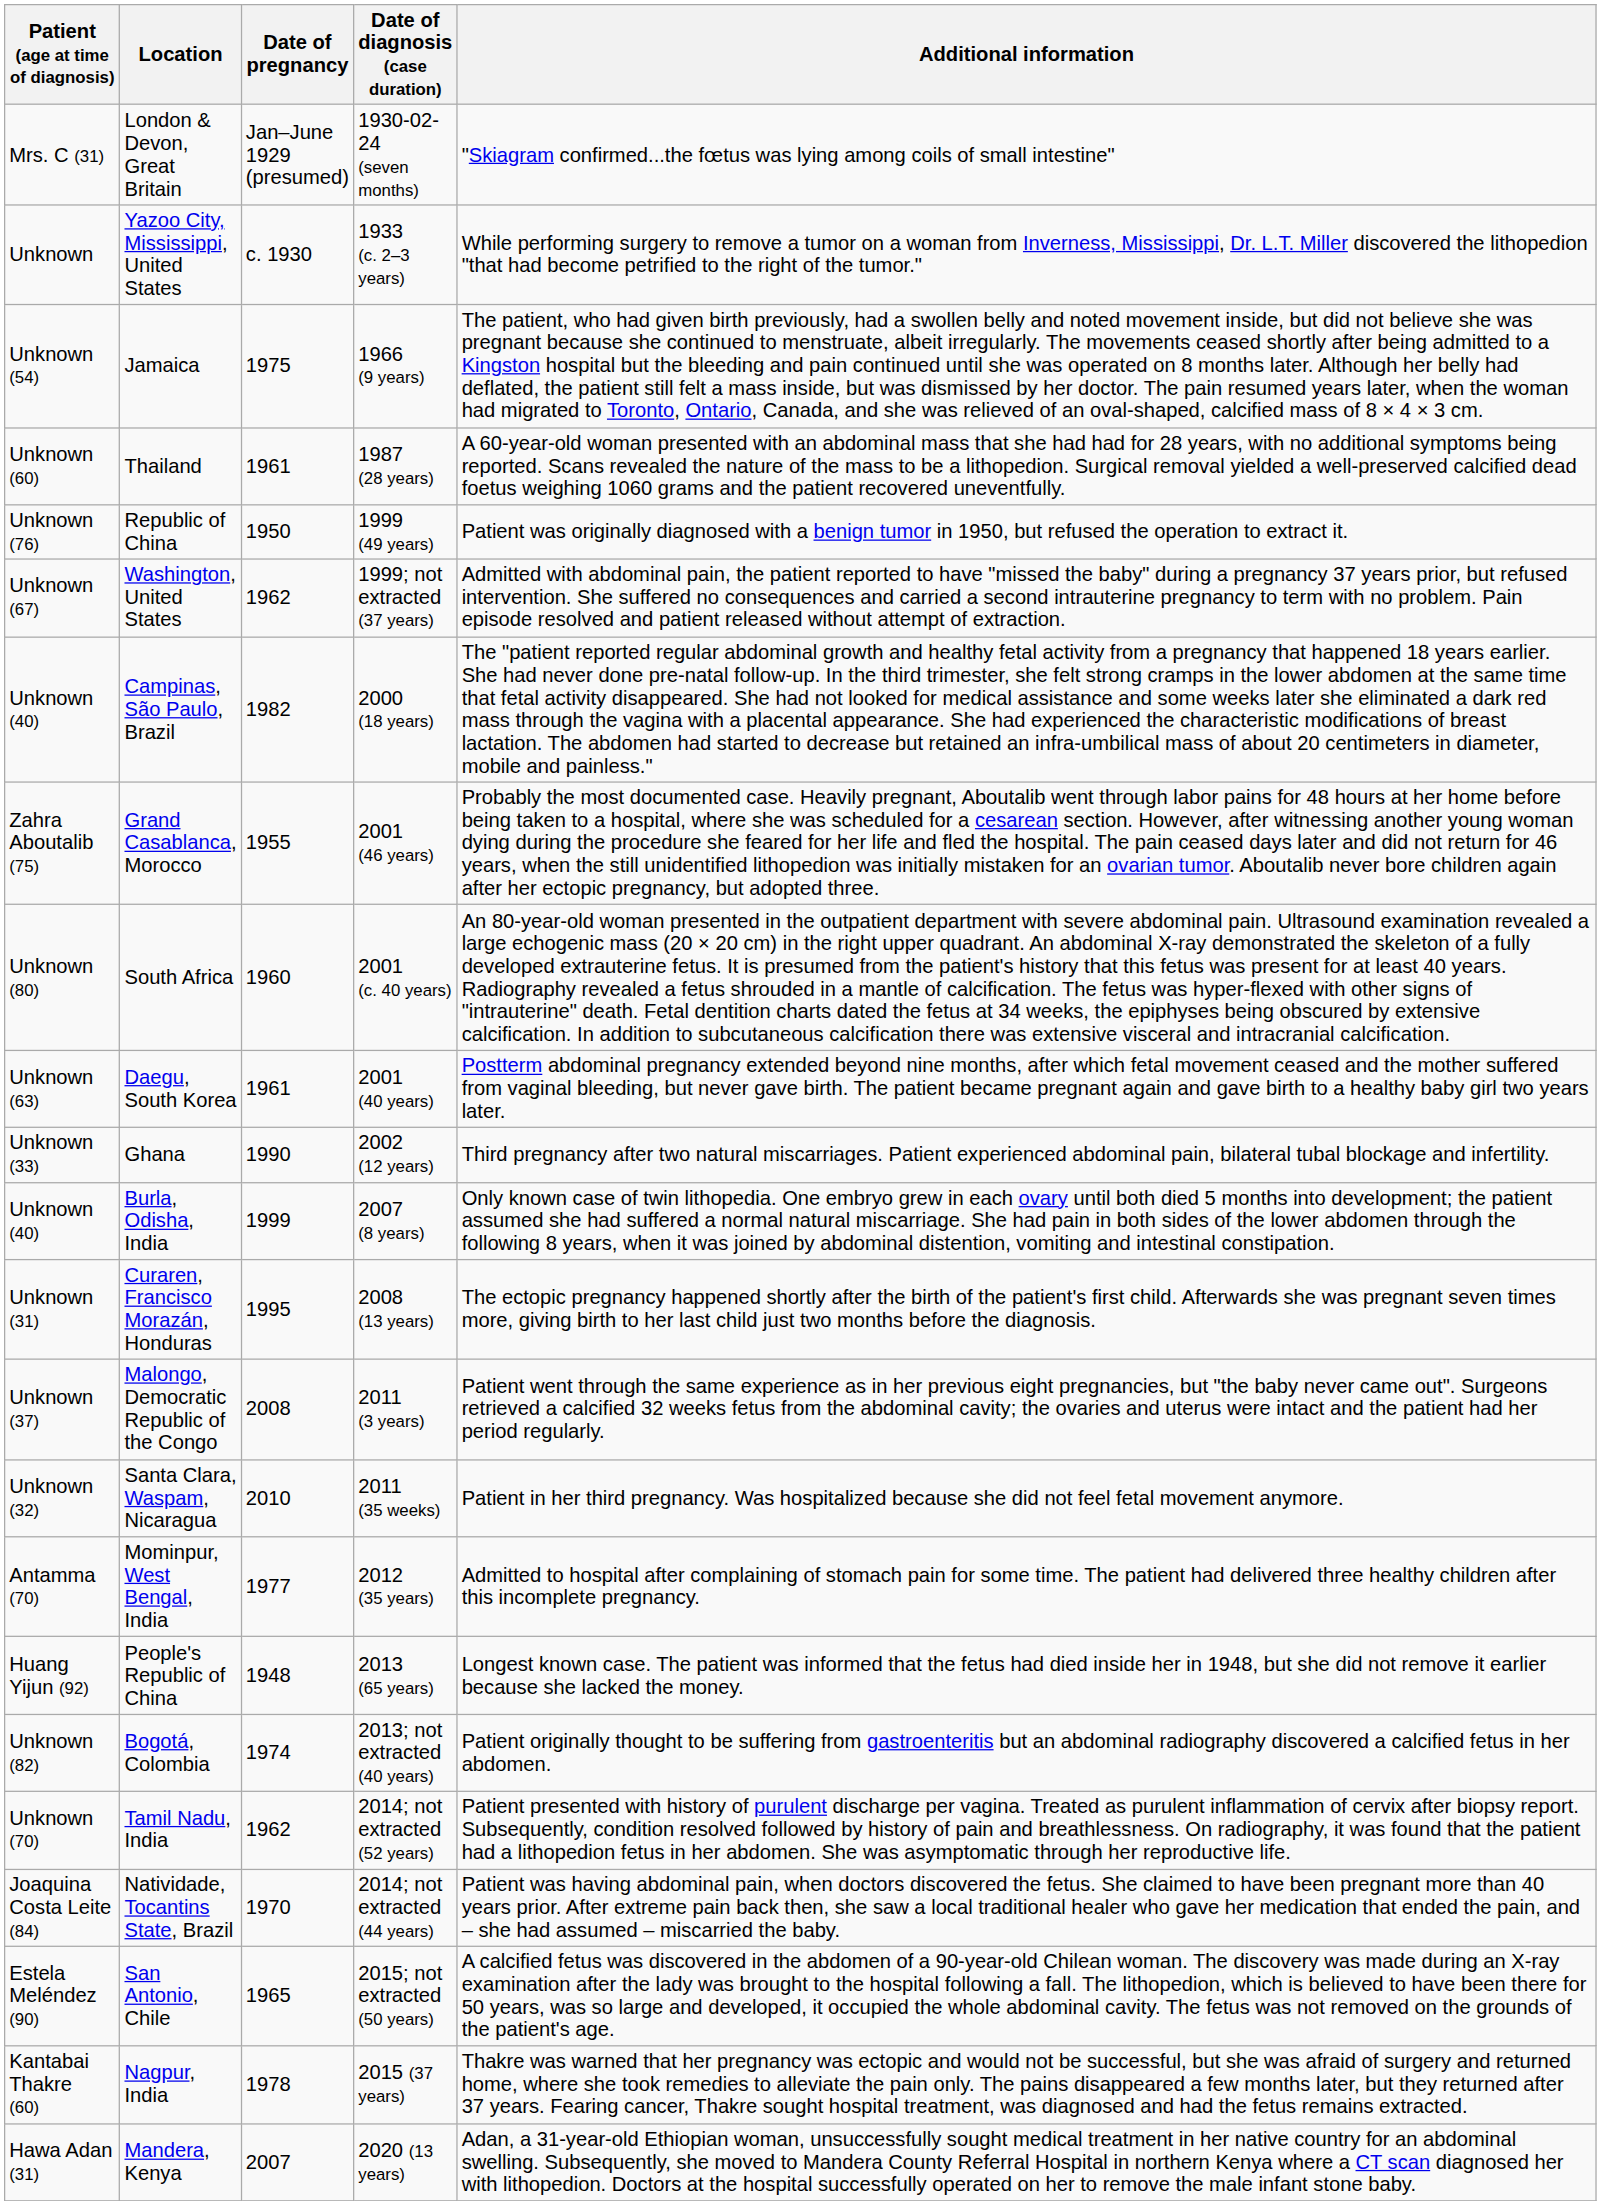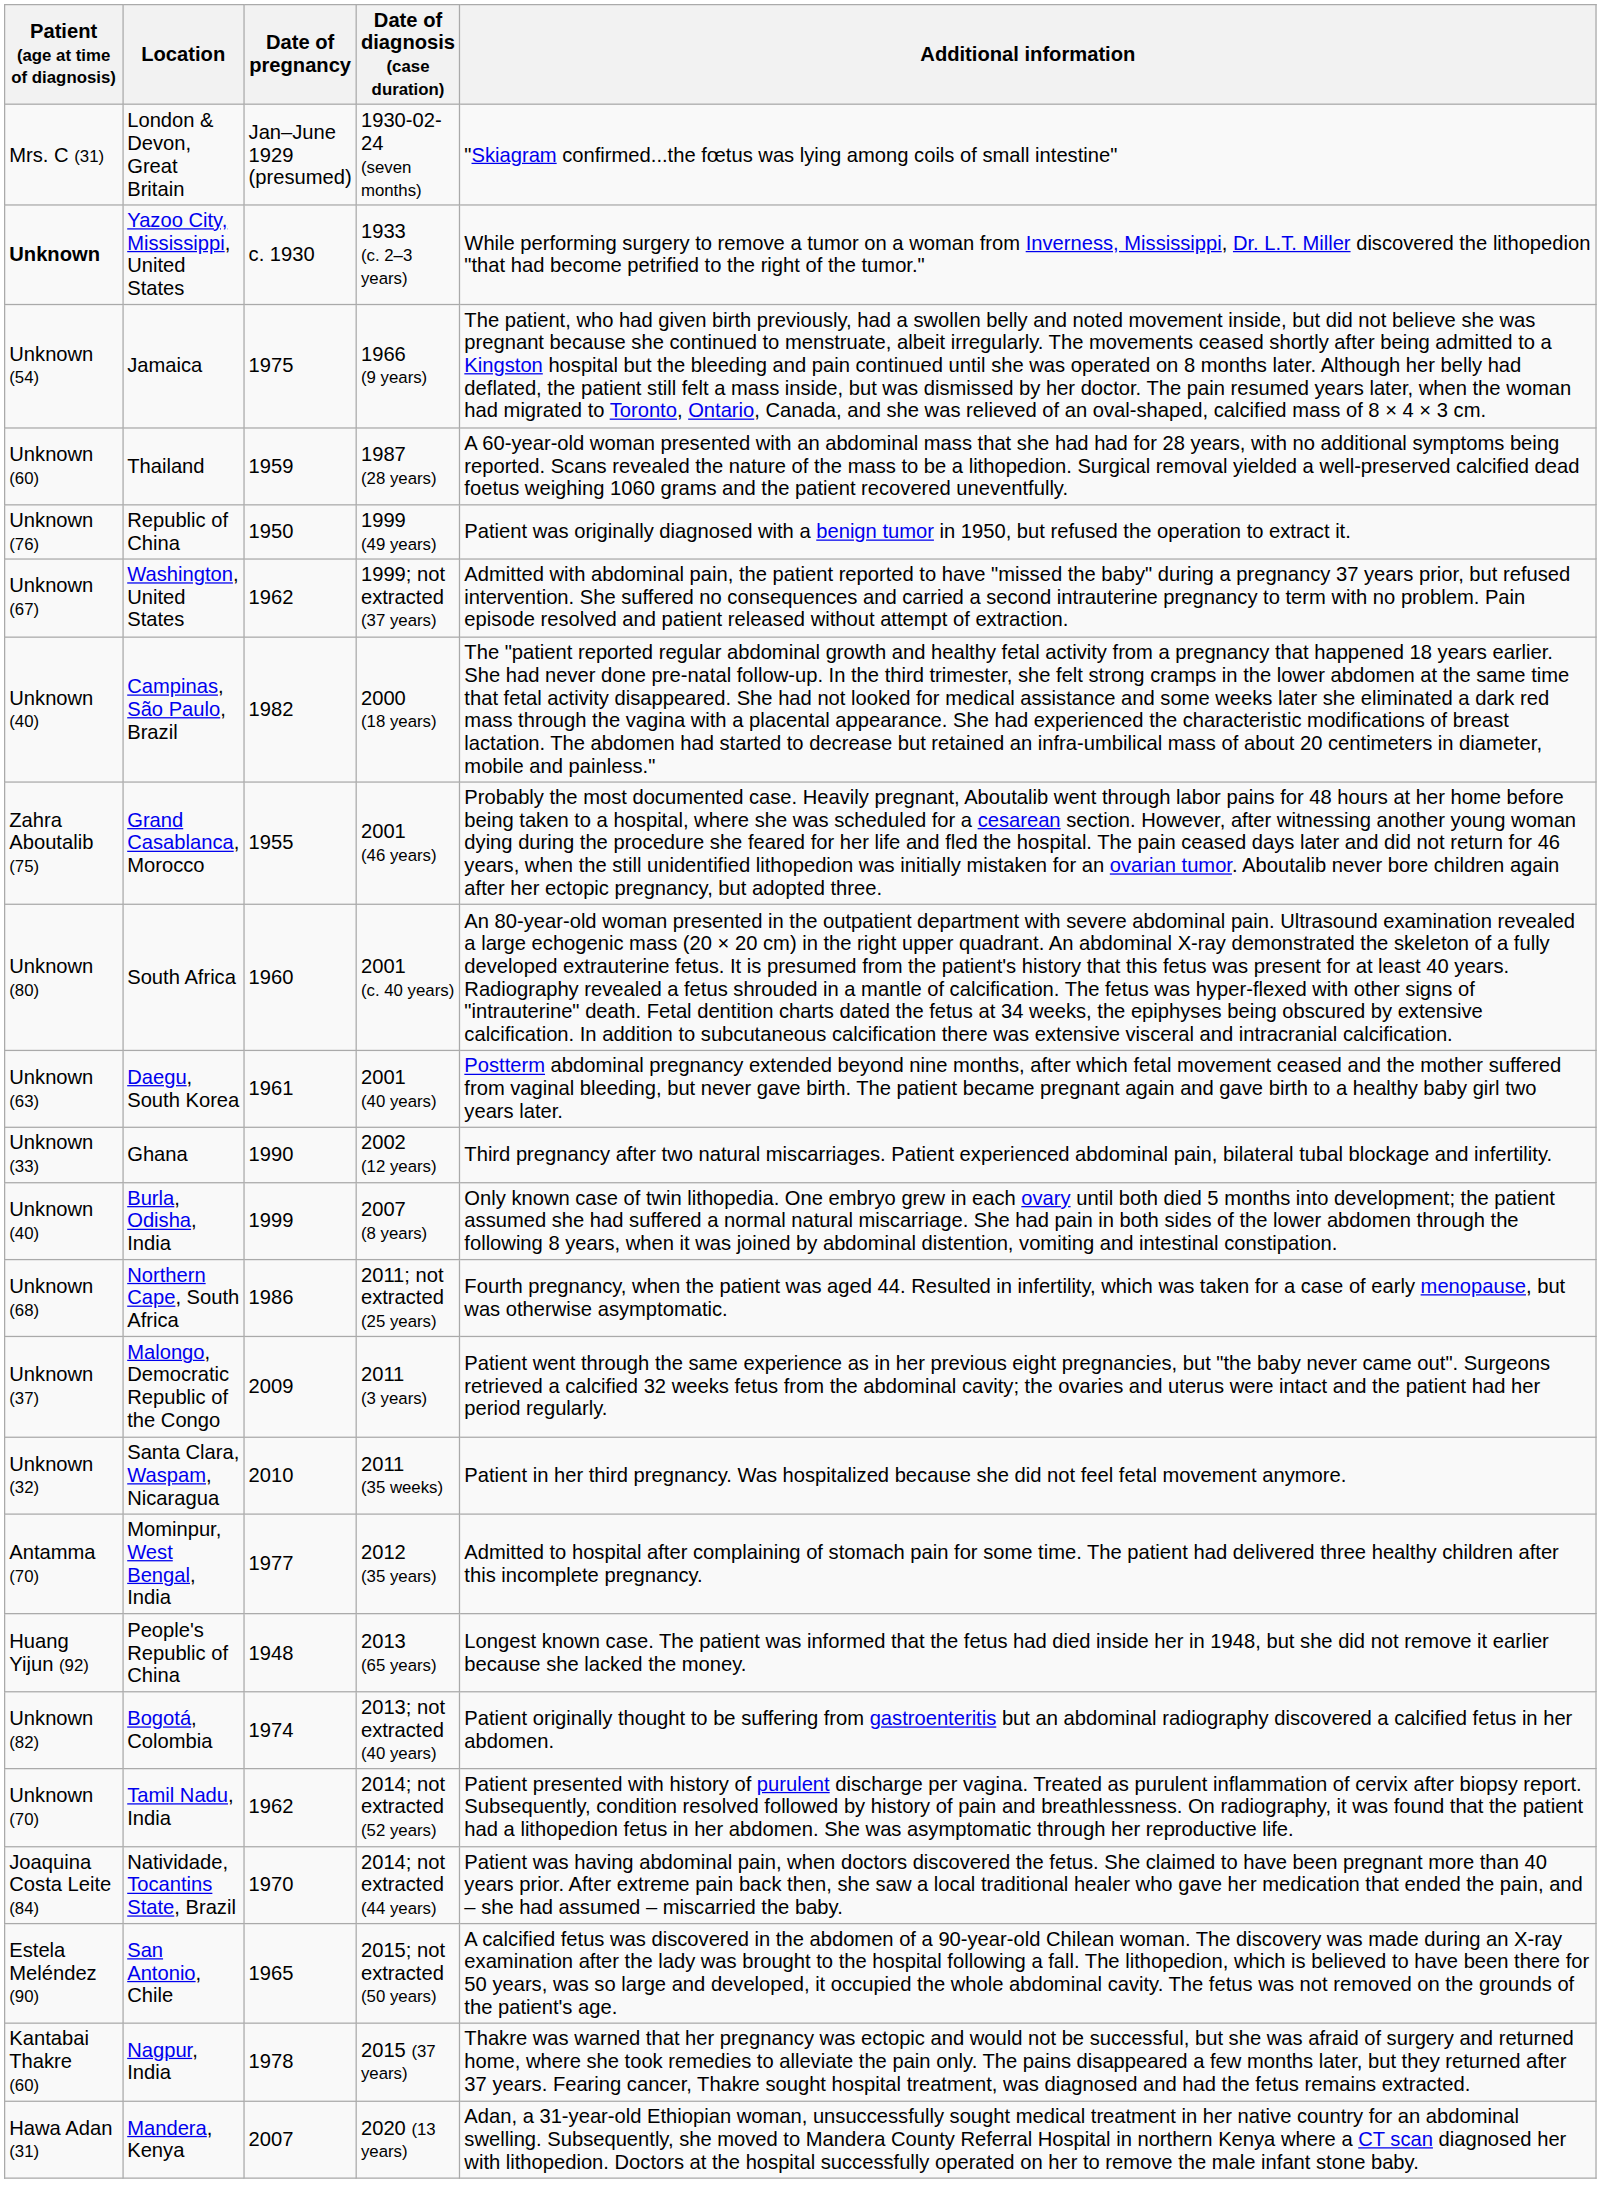(51, 254) normal -> (55, 254) bold
(268, 465) 1961 -> (271, 465) 1959
- row: (168, 1309)
+ row: (183, 1297)
(268, 1409) 2008 -> (271, 1386) 2009
